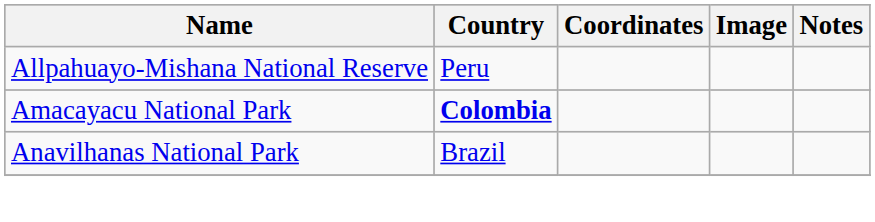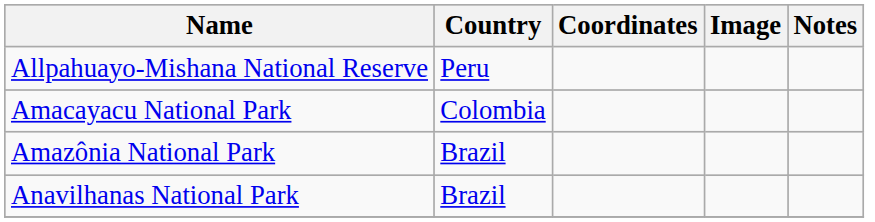(496, 110) bold -> (493, 110) normal
+ row: (143, 152)
